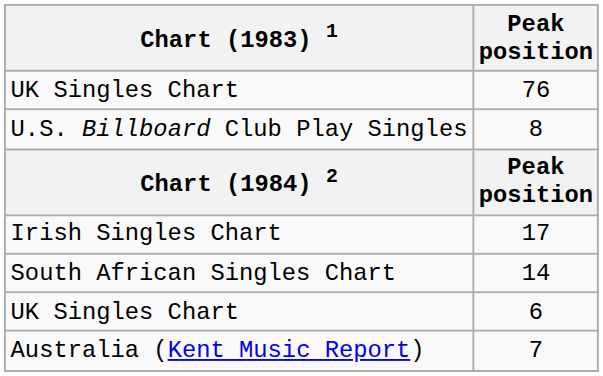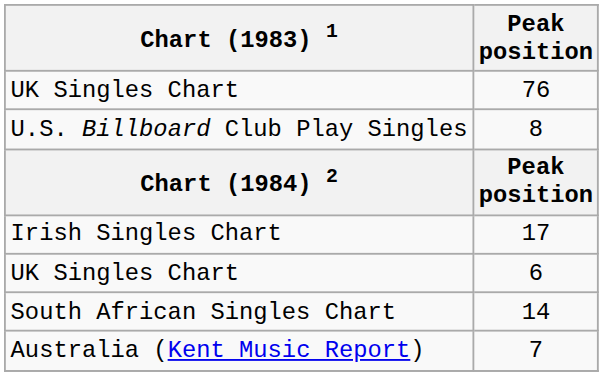rows swapped: (536, 273) <-> (536, 312)
